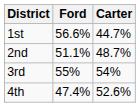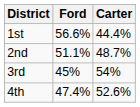(113, 33) 44.7% -> (113, 33) 44.4%
(68, 72) 55% -> (68, 72) 45%
